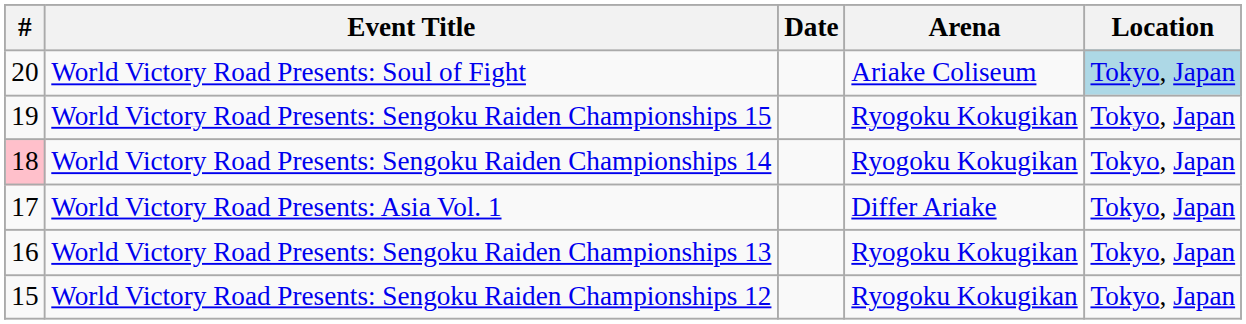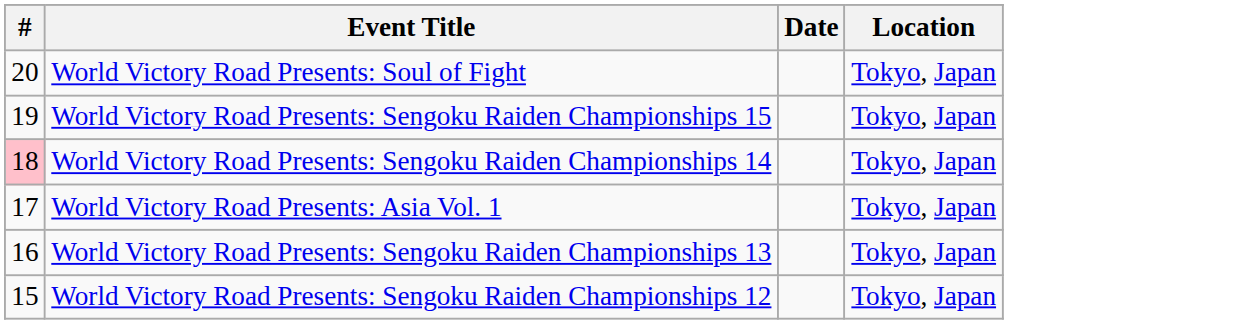- column: (965, 27)
(1163, 72) lightblue background -> (924, 72) no background
